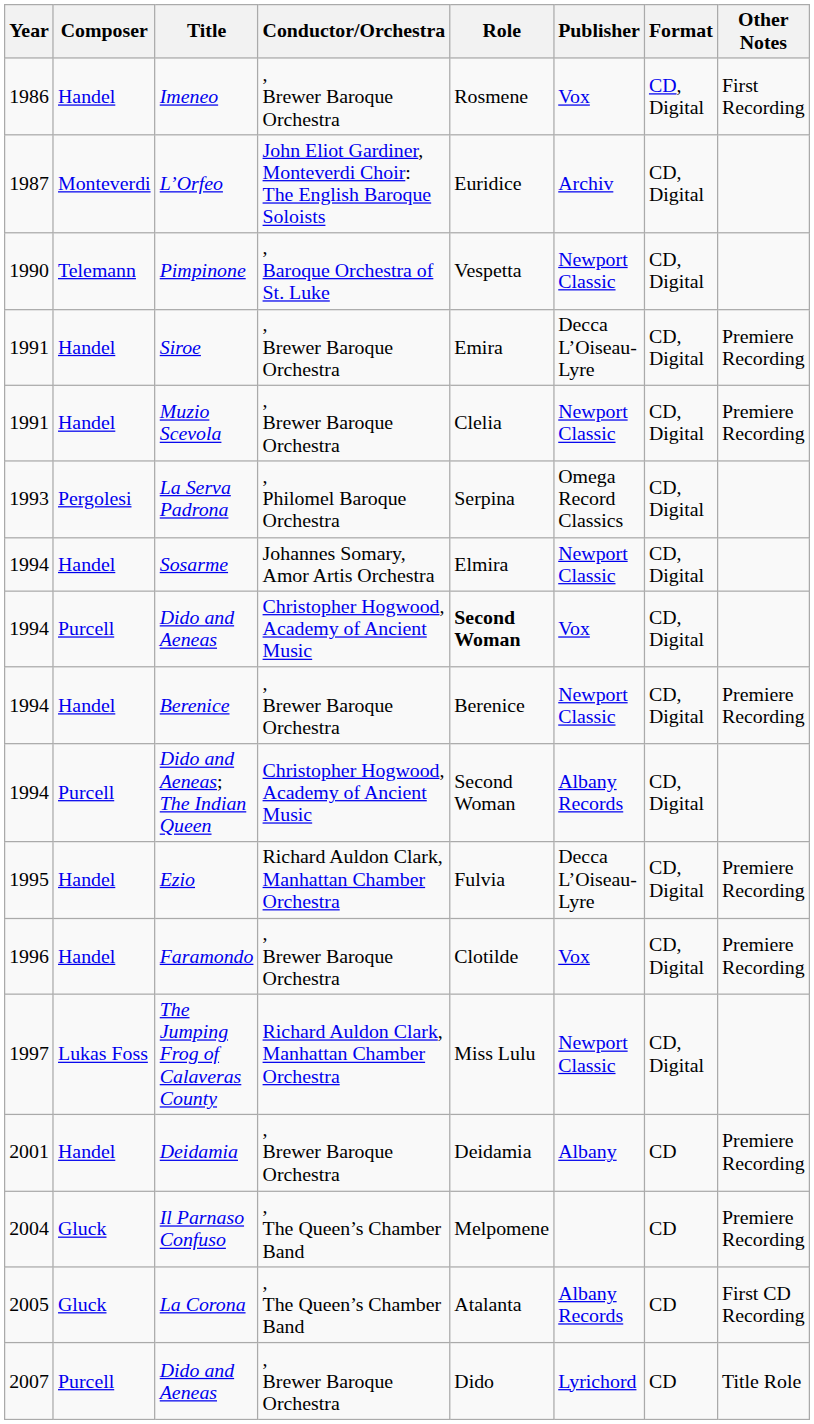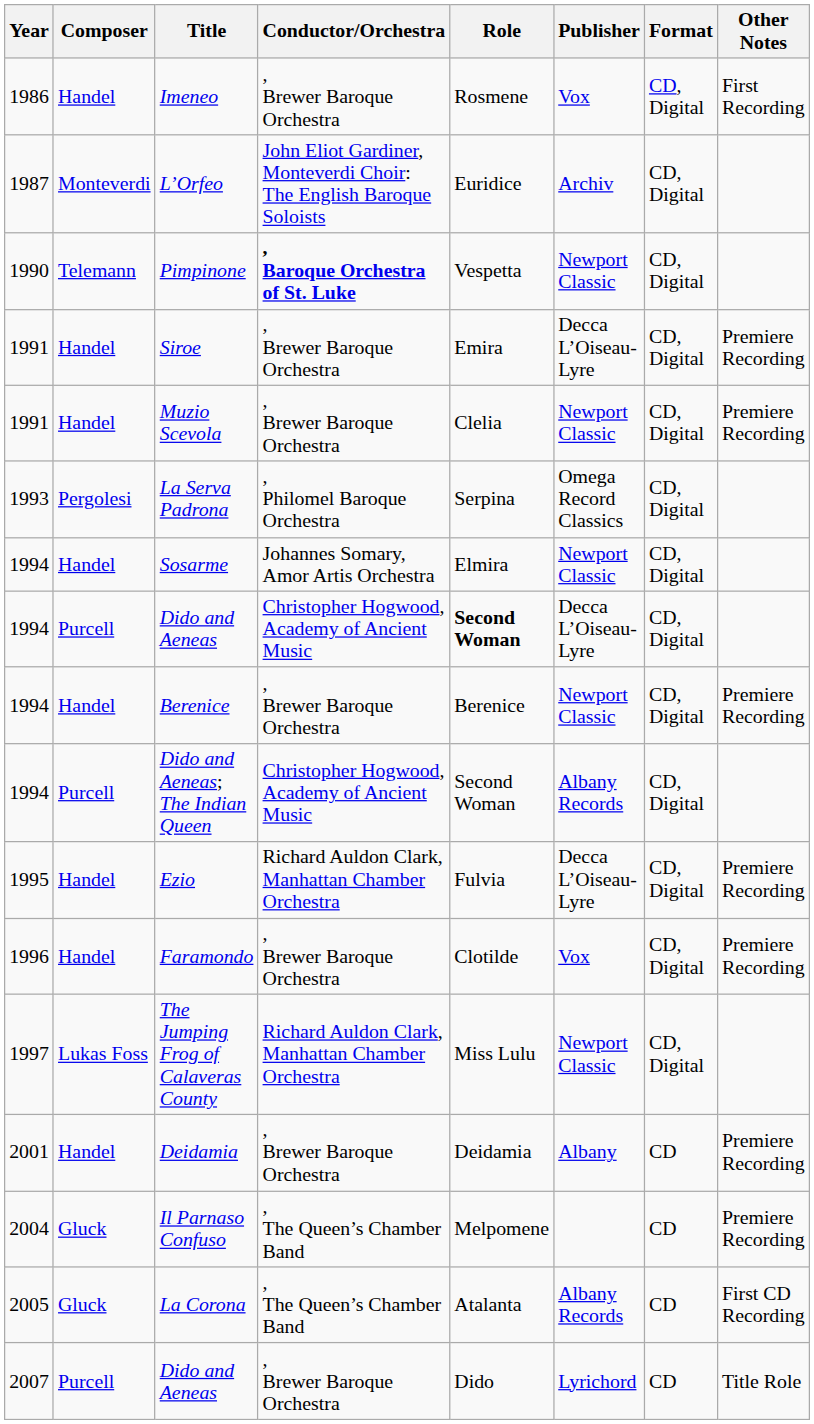(348, 270) normal -> (344, 270) bold
(574, 629) Vox -> (598, 629) Decca L’Oiseau-Lyre
